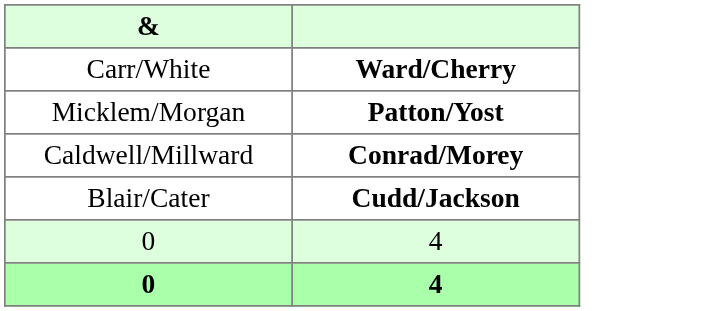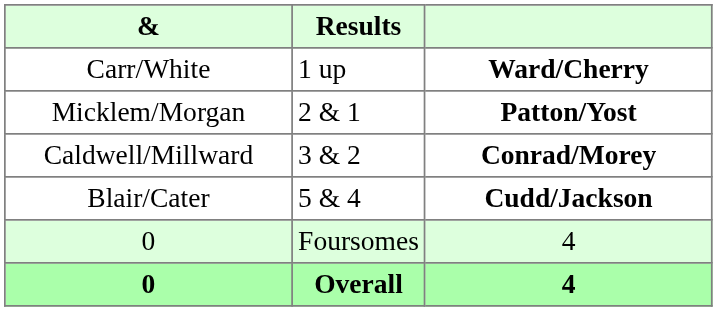+ column: (359, 25)
